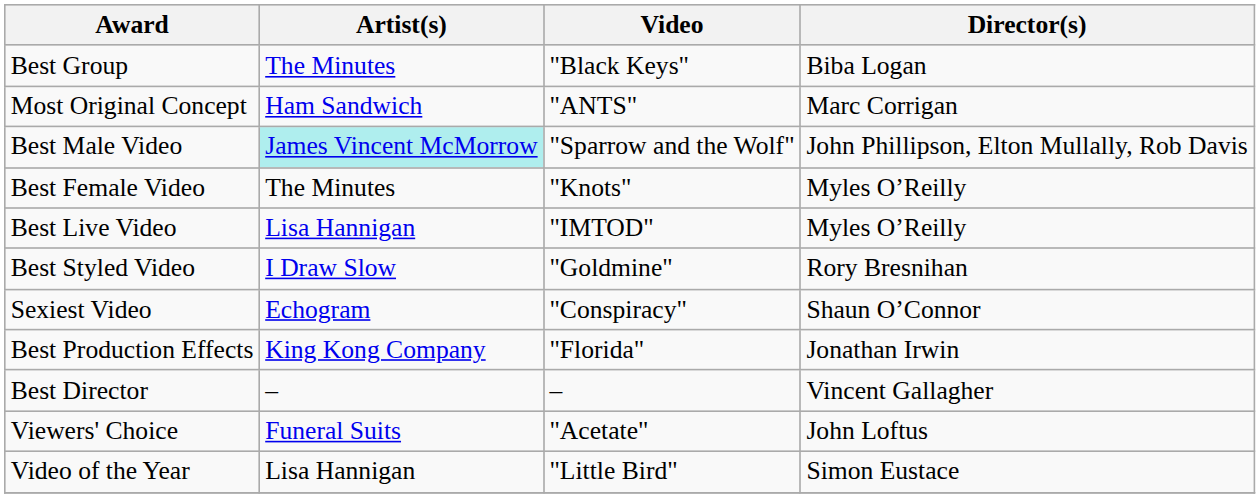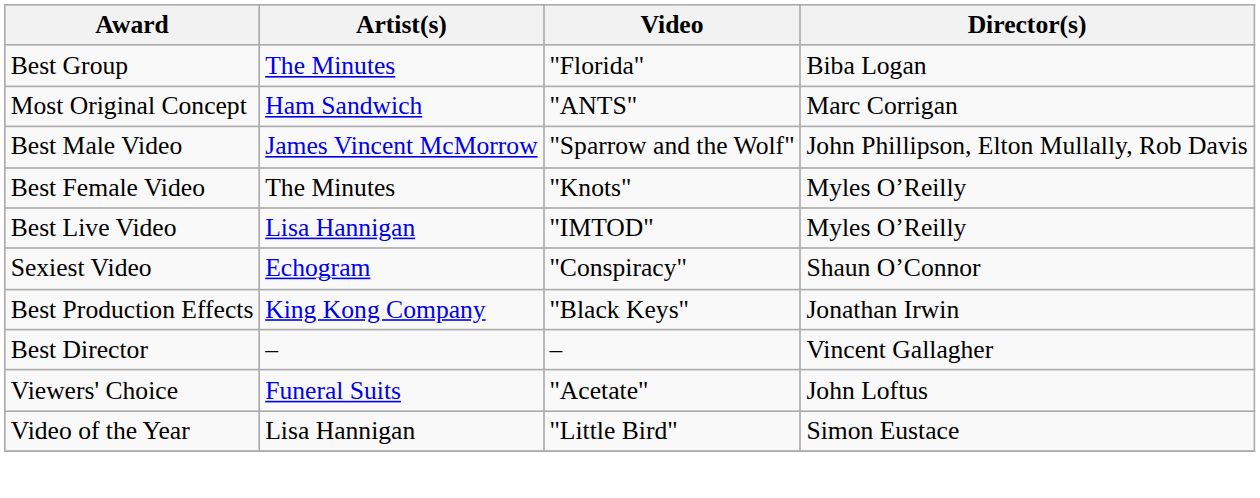(619, 65) "Black Keys" -> (597, 65) "Florida"
(401, 146) paleturquoise background -> (401, 146) no background
- row: (103, 268)
(597, 349) "Florida" -> (619, 308) "Black Keys"
